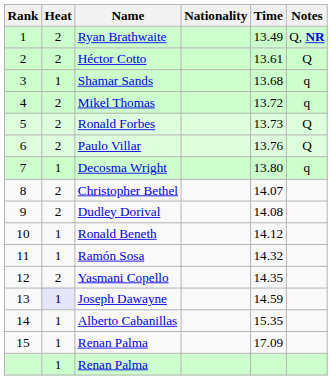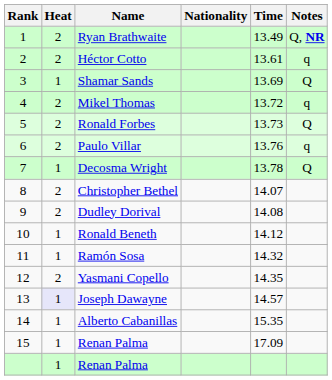(307, 59) Q -> (307, 59) q
(268, 81) 13.68 -> (268, 81) 13.69
(307, 81) q -> (307, 81) Q
(307, 146) Q -> (307, 146) q
(268, 168) 13.80 -> (268, 168) 13.78
(307, 168) q -> (307, 168) Q
(268, 299) 14.59 -> (268, 299) 14.57
